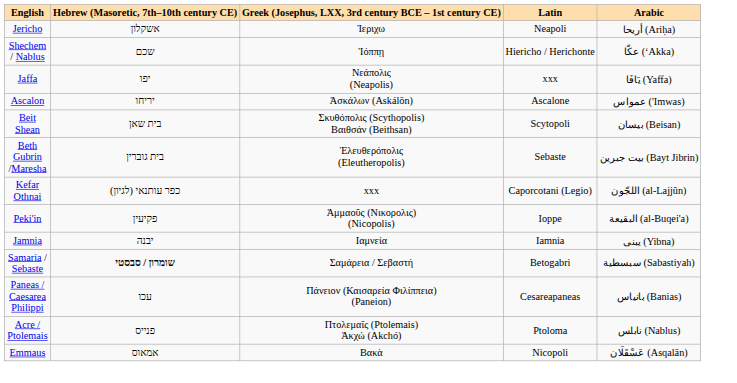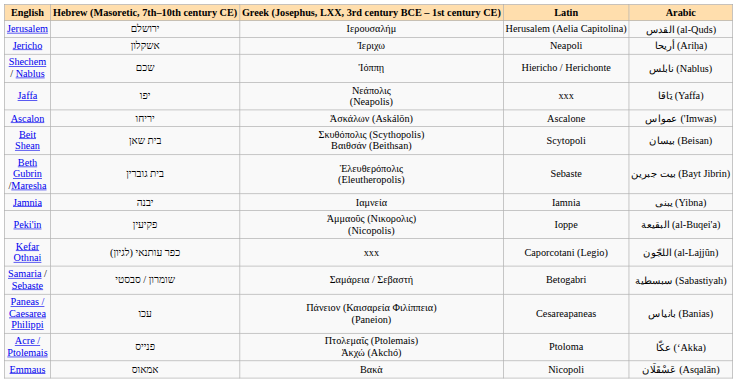+ row: (27, 29)
(649, 51) عكّا (ʻAkka) -> (681, 68) نابلس (Nablus)
rows swapped: (27, 190) <-> (27, 241)
(145, 263) bold -> (145, 280) normal
(649, 330) نابلس (Nablus) -> (681, 347) عكّا (ʻAkka)
